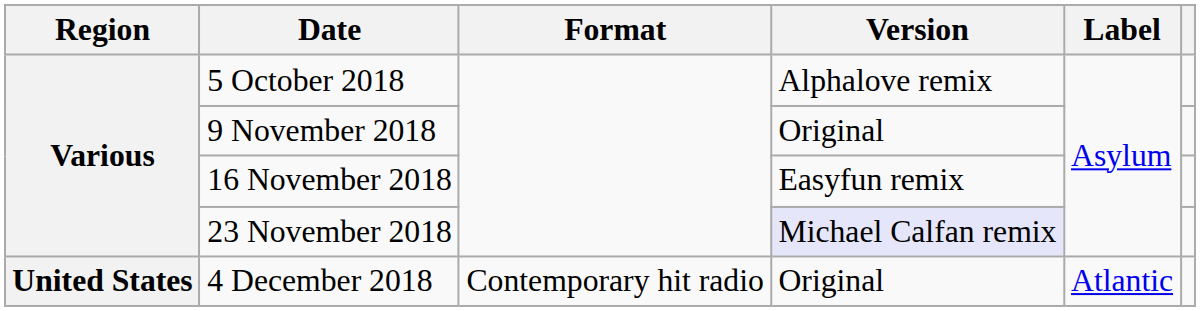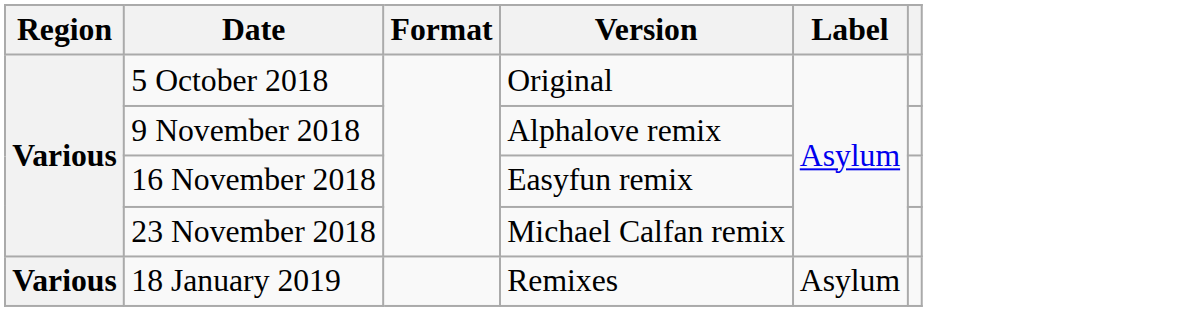(885, 79) Alphalove remix -> (560, 79) Original
(831, 130) Original -> (614, 130) Alphalove remix
(917, 230) lavender background -> (646, 230) no background
- row: (320, 280)
+ row: (236, 280)
